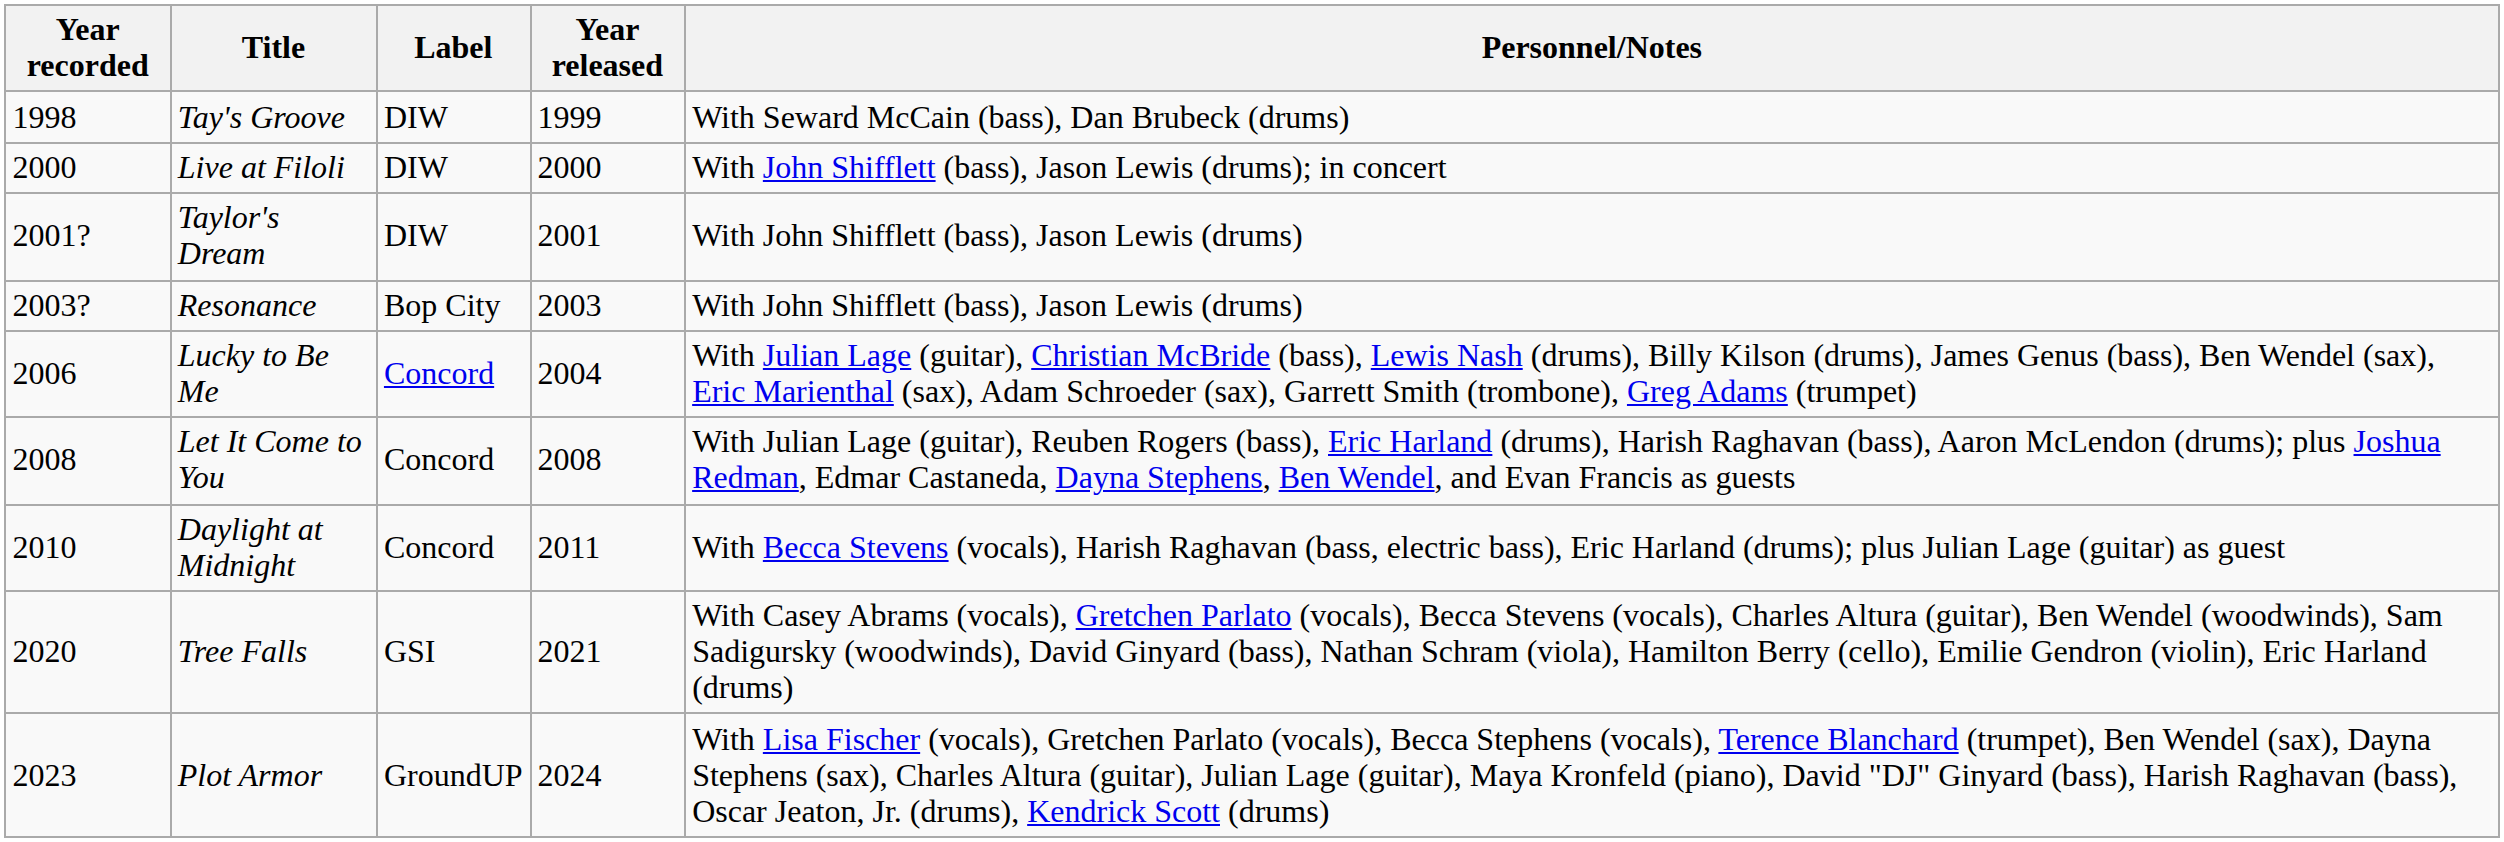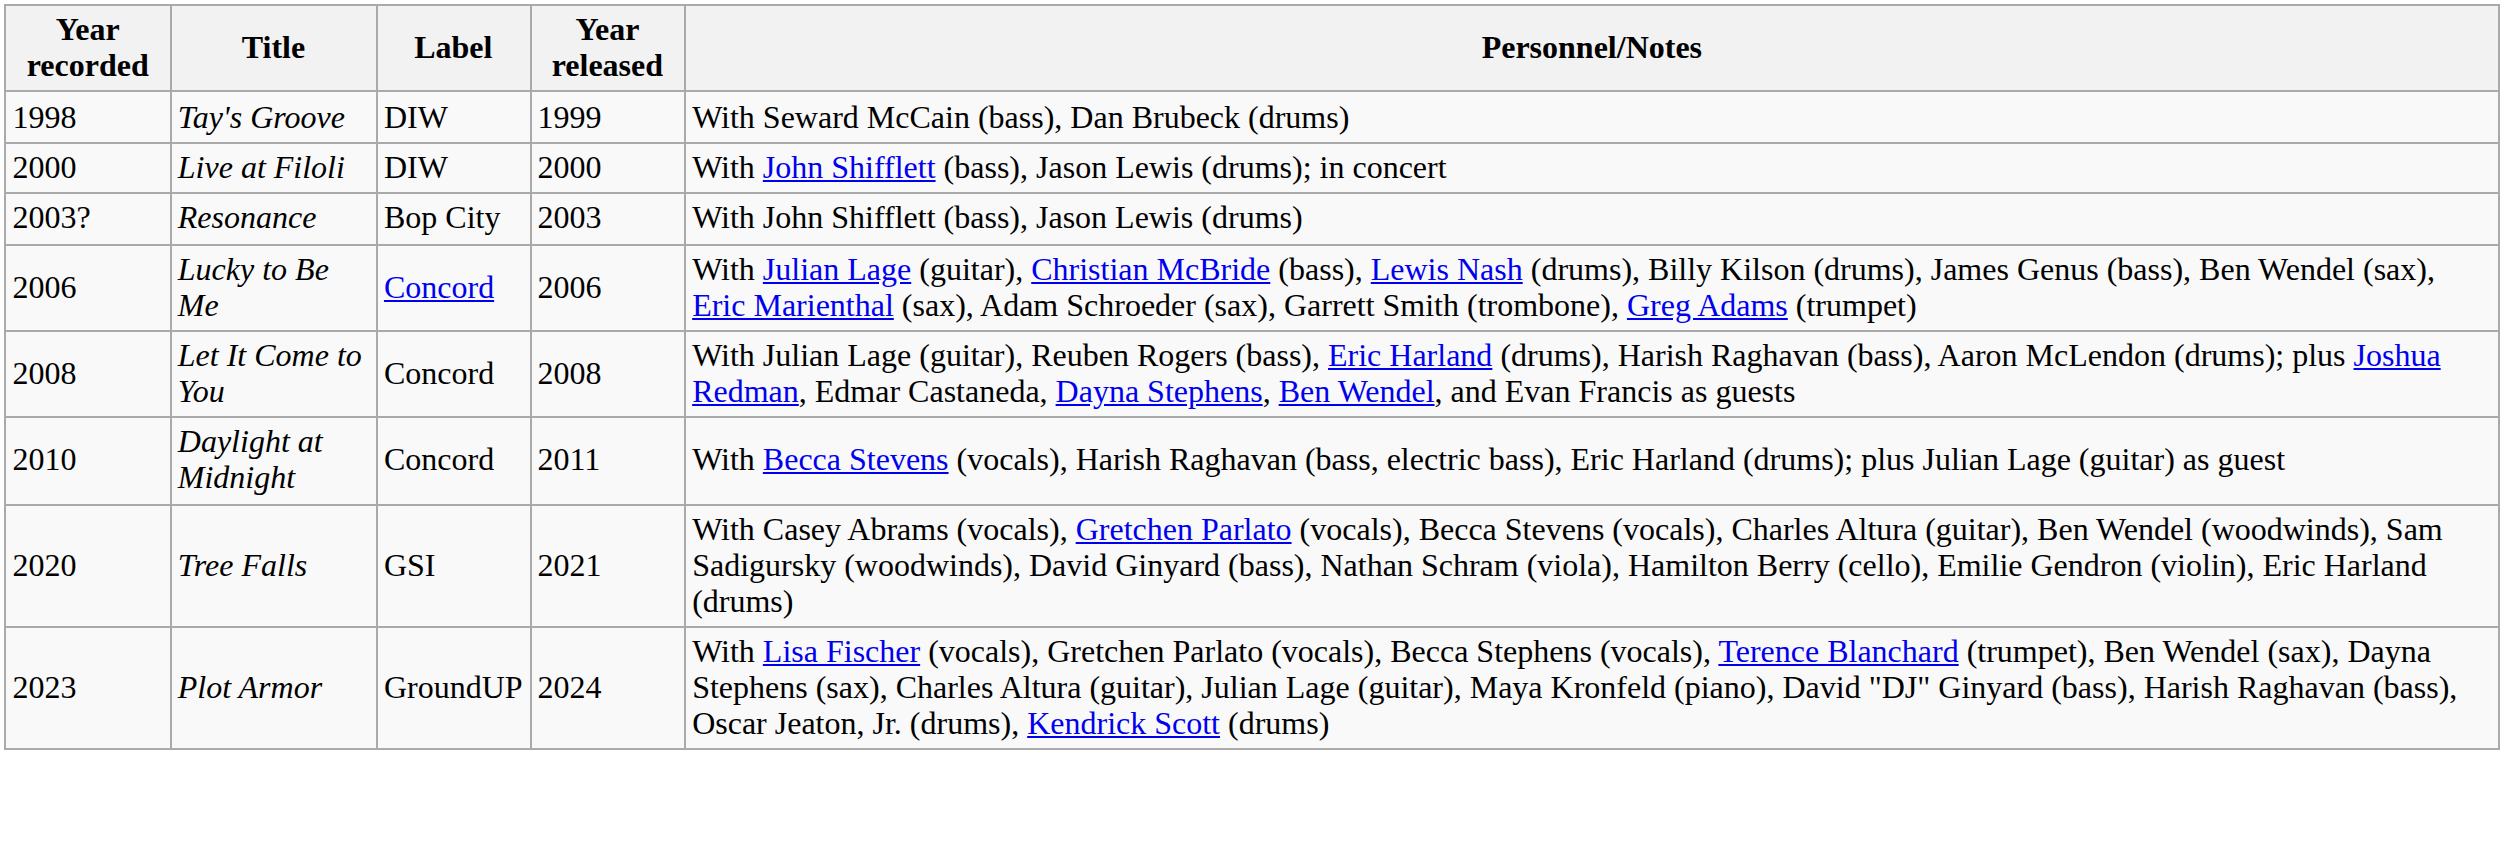- row: (229, 236)
(569, 373) 2004 -> (569, 286) 2006
